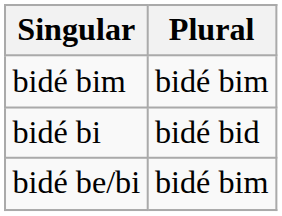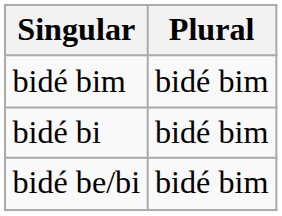(207, 132) bidé bid -> (212, 132) bidé bim
